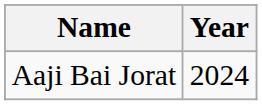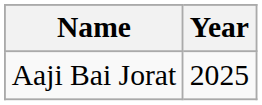(219, 74) 2024 -> (219, 74) 2025
